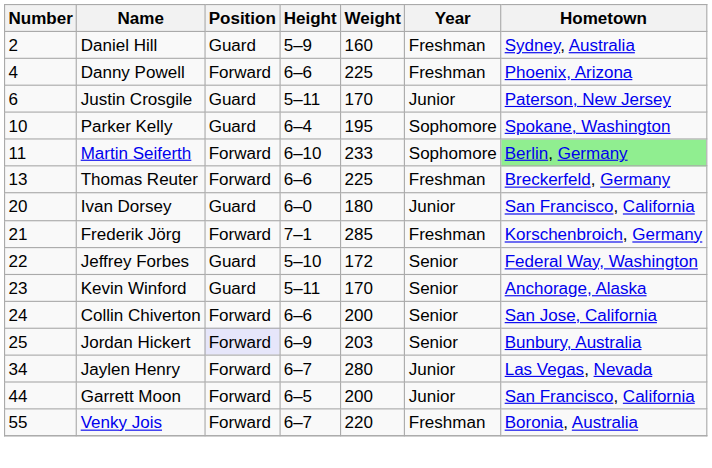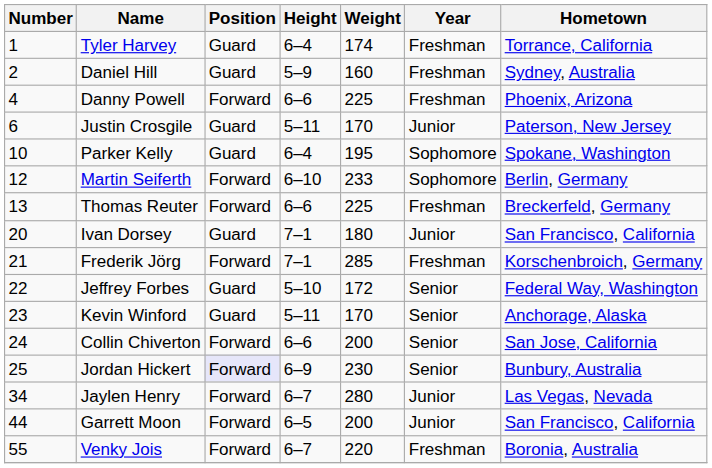+ row: (128, 45)
(17, 153) 11 -> (18, 180) 12
(566, 153) lightgreen background -> (566, 180) no background
(298, 207) 6–0 -> (298, 234) 7–1
(359, 342) 203 -> (359, 369) 230
